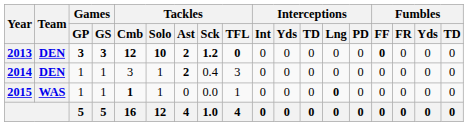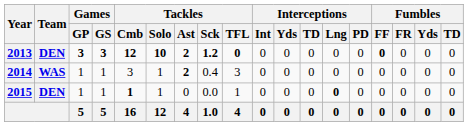(52, 72) DEN -> (52, 72) WAS
(52, 92) WAS -> (52, 92) DEN
